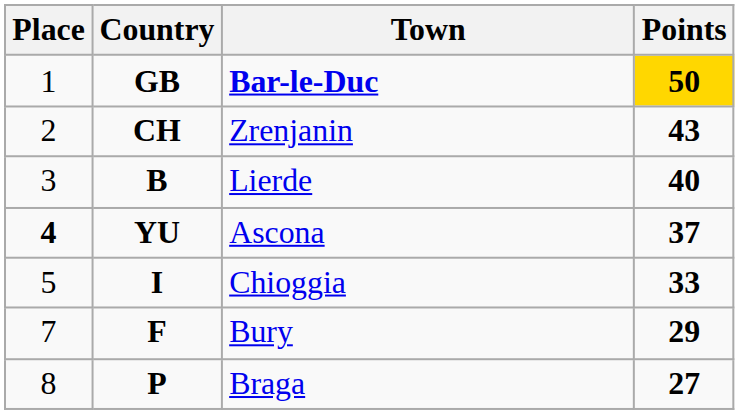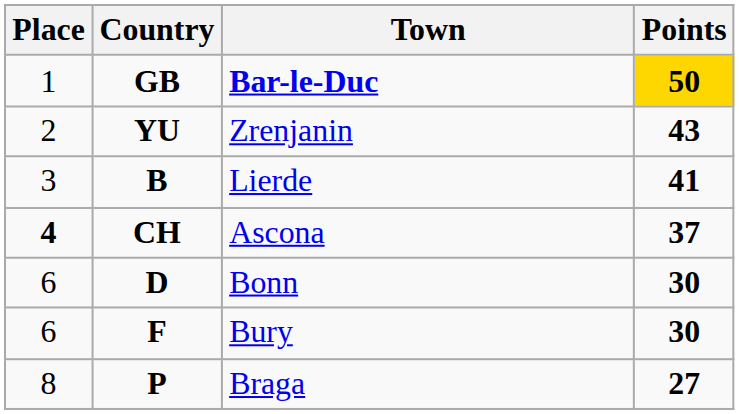(157, 130) CH -> (157, 130) YU
(684, 181) 40 -> (684, 181) 41
(157, 231) YU -> (157, 231) CH
- row: (288, 282)
+ row: (264, 282)
(49, 332) 7 -> (49, 332) 6
(684, 332) 29 -> (684, 332) 30
